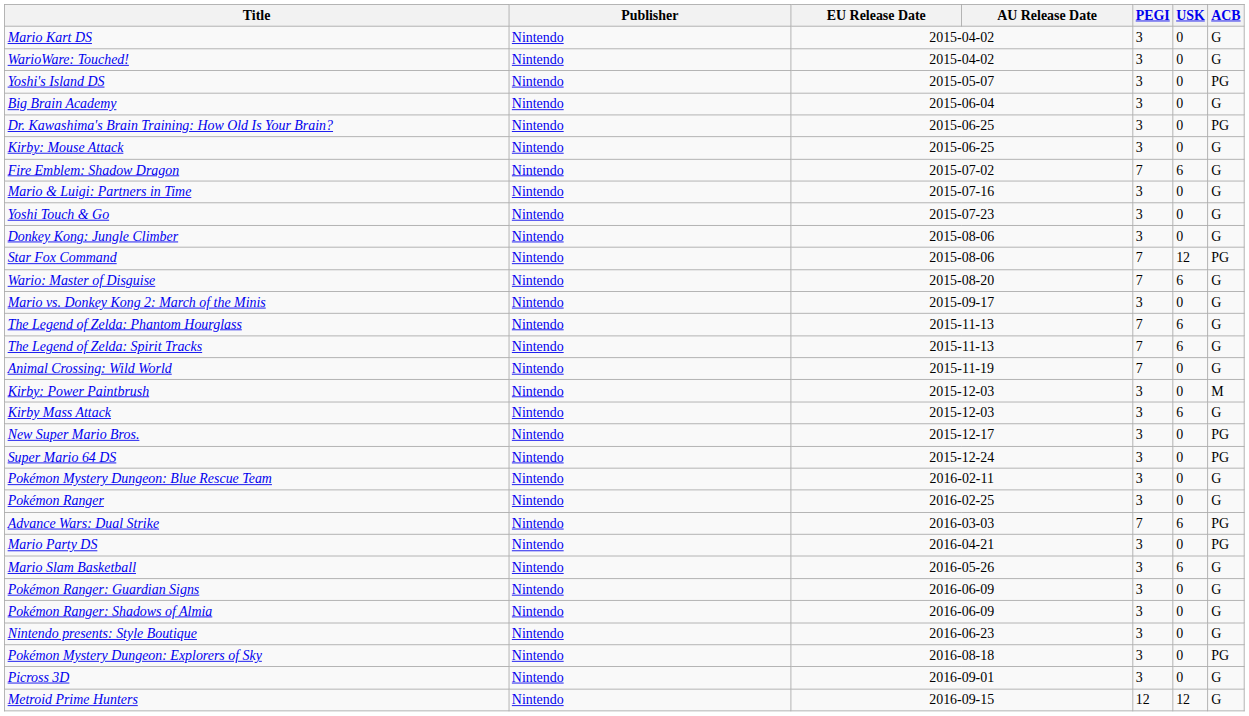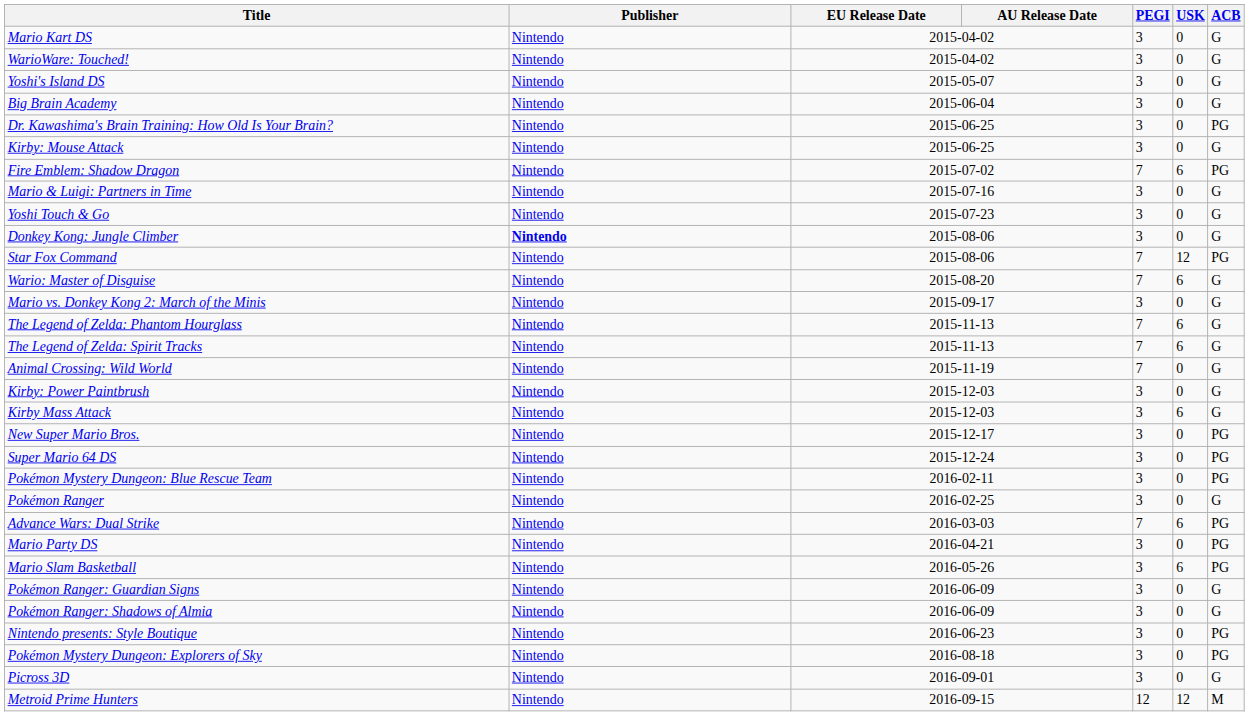(1220, 81) PG -> (1216, 81) G
(1216, 170) G -> (1220, 170) PG
(538, 236) normal -> (539, 236) bold
(1217, 390) M -> (1216, 390) G
(1216, 479) G -> (1220, 479) PG
(1216, 567) G -> (1220, 567) PG
(1216, 633) G -> (1220, 633) PG
(1216, 699) G -> (1217, 699) M
